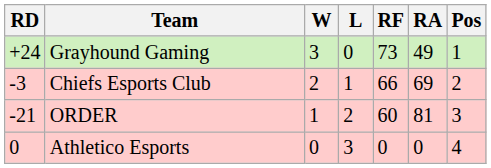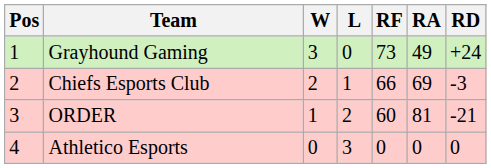columns swapped: (466, 20) <-> (25, 20)
